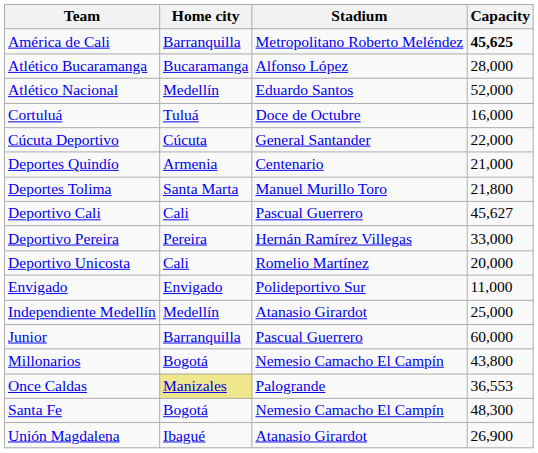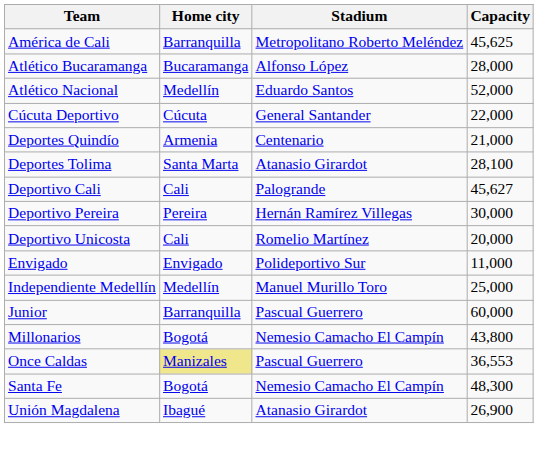(492, 41) bold -> (492, 41) normal
- row: (35, 115)
(321, 189) Manuel Murillo Toro -> (311, 164) Atanasio Girardot
(492, 189) 21,800 -> (492, 164) 28,100
(309, 213) Pascual Guerrero -> (290, 189) Palogrande
(492, 238) 33,000 -> (492, 213) 30,000
(311, 312) Atanasio Girardot -> (321, 287) Manuel Murillo Toro
(290, 386) Palogrande -> (309, 361) Pascual Guerrero
